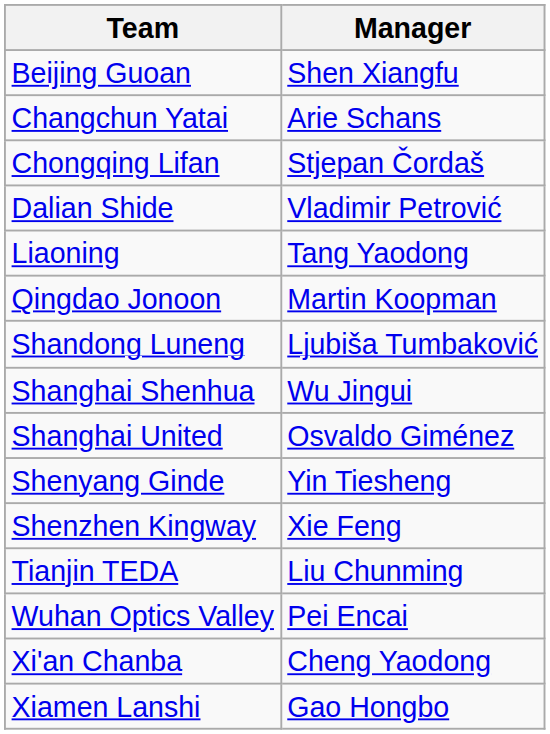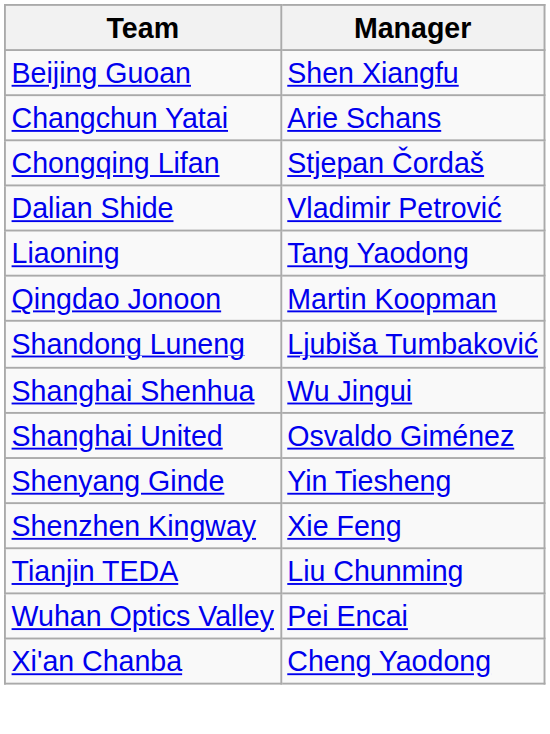- row: (106, 706)
